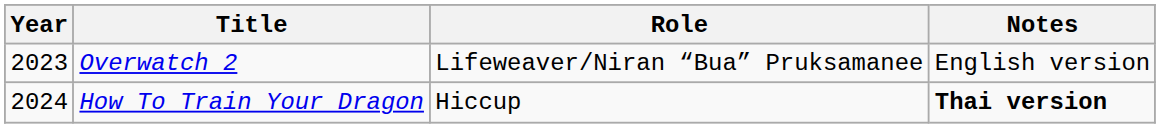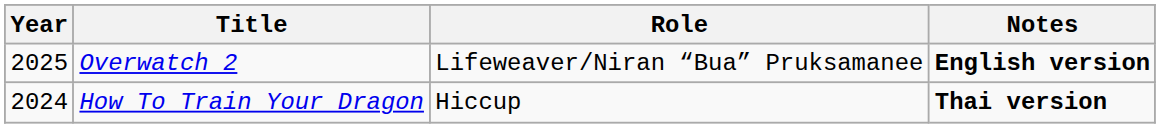(39, 63) 2023 -> (39, 63) 2025
(1042, 63) normal -> (1042, 63) bold
